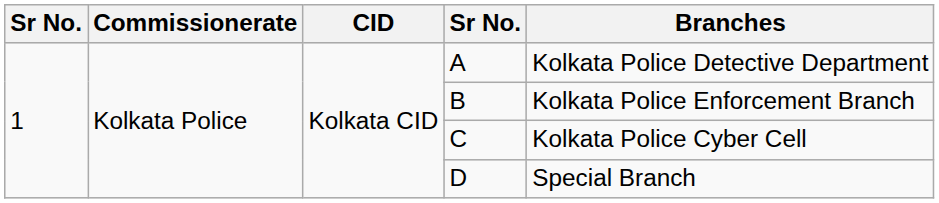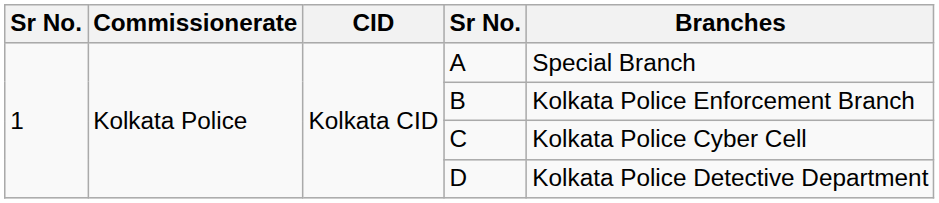(730, 62) Kolkata Police Detective Department -> (614, 62) Special Branch
(614, 178) Special Branch -> (730, 178) Kolkata Police Detective Department
